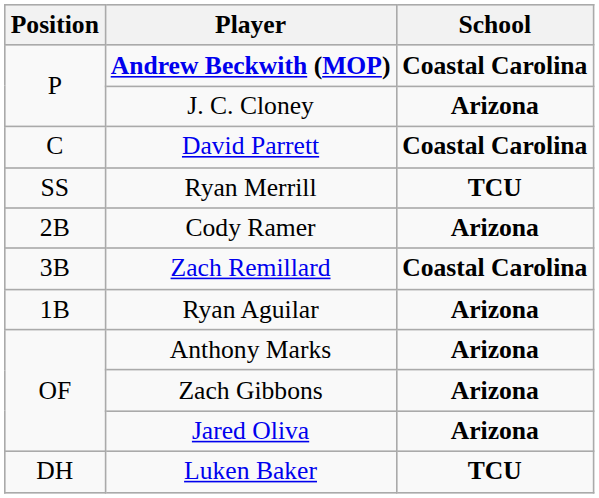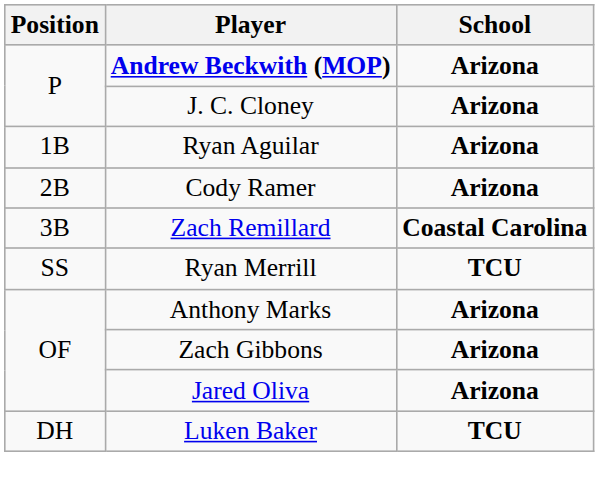(495, 65) Coastal Carolina -> (495, 65) Arizona
- row: (251, 146)
rows swapped: (251, 308) <-> (251, 187)
